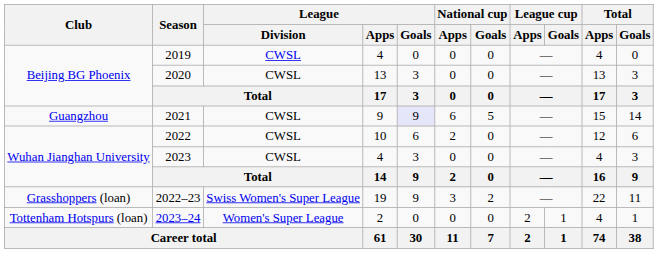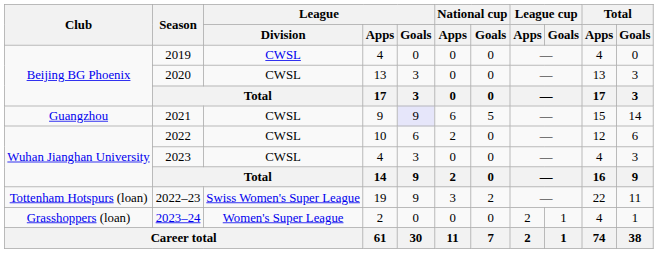(79, 197) Grasshoppers (loan) -> (79, 197) Tottenham Hotspurs (loan)
(79, 217) Tottenham Hotspurs (loan) -> (79, 217) Grasshoppers (loan)
